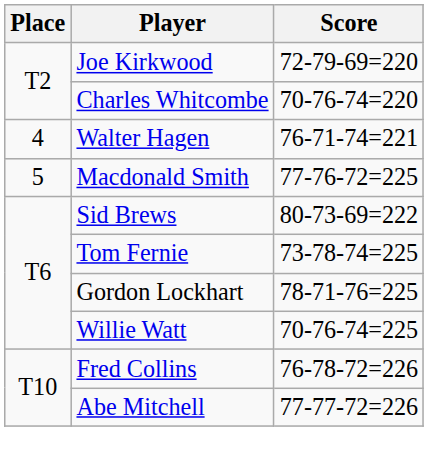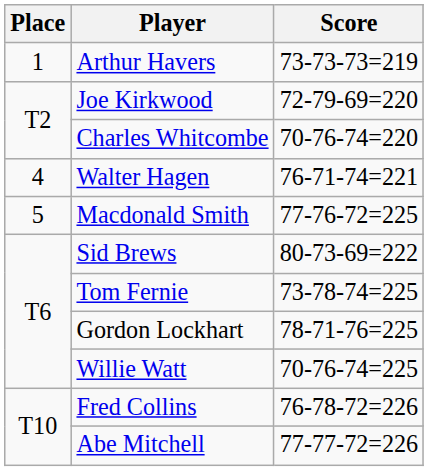+ row: (146, 61)
